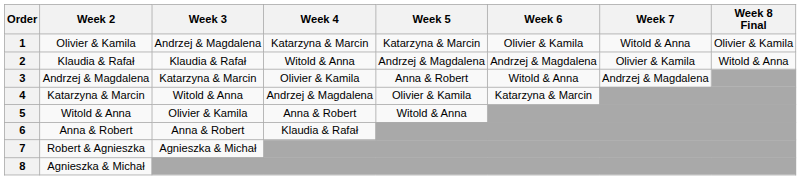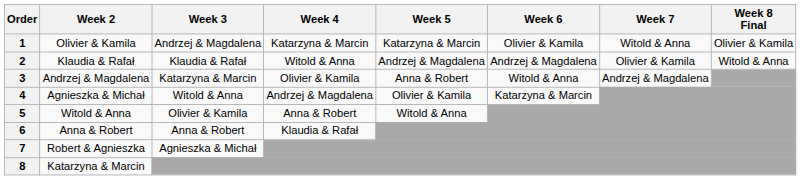(96, 95) Katarzyna & Marcin -> (96, 95) Agnieszka & Michał
(96, 166) Agnieszka & Michał -> (96, 166) Katarzyna & Marcin
